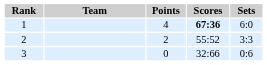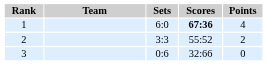columns swapped: (246, 10) <-> (166, 10)
